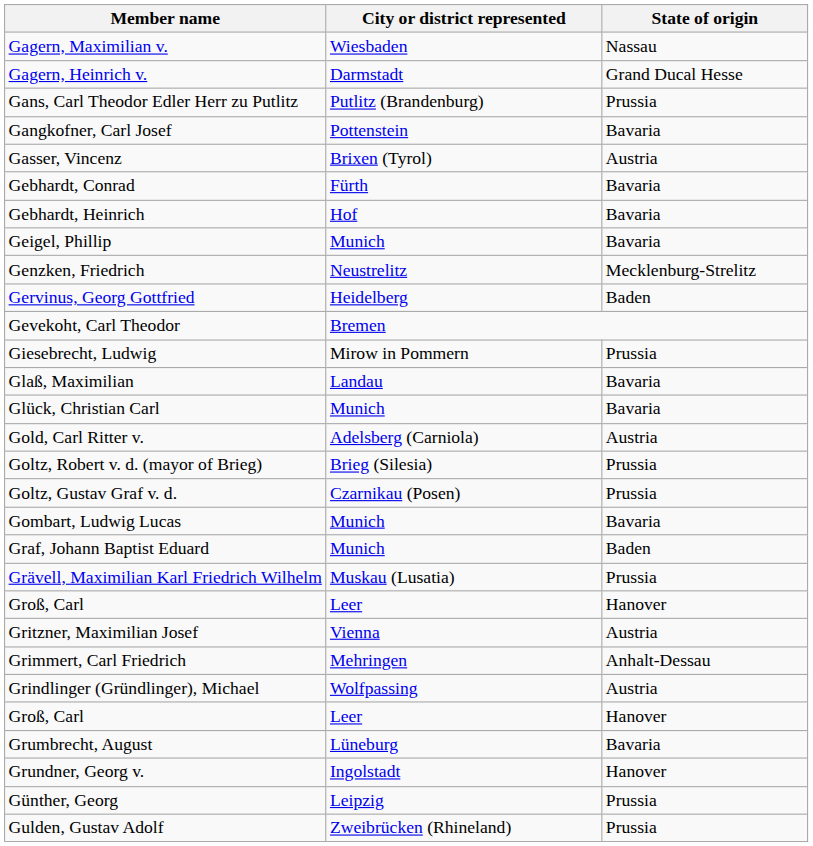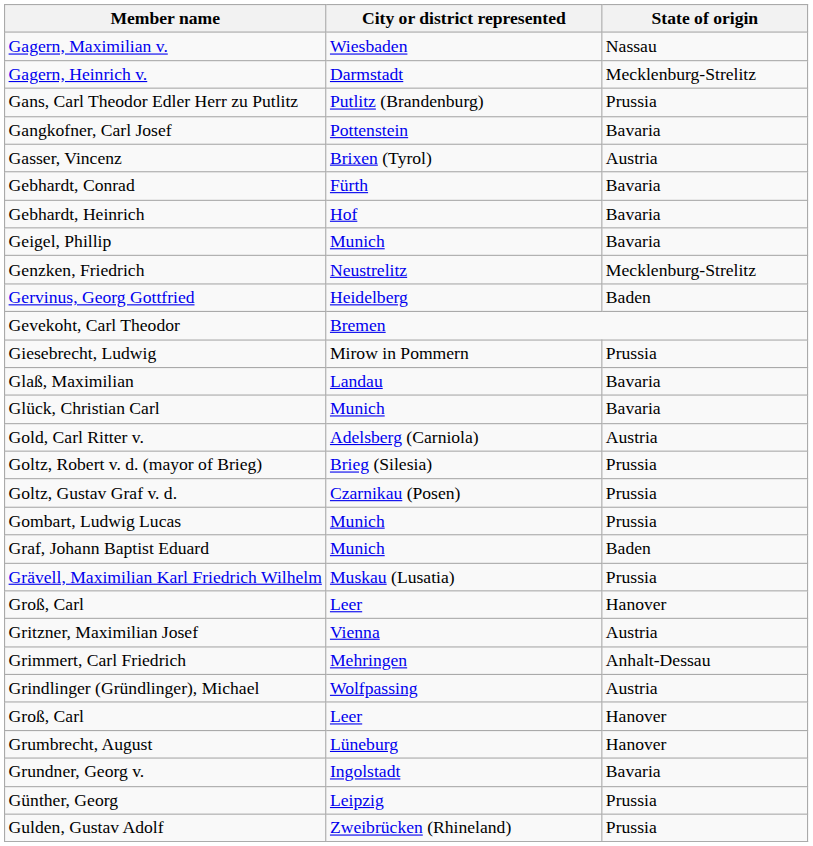(674, 74) Grand Ducal Hesse -> (681, 74) Mecklenburg-Strelitz
(633, 520) Bavaria -> (631, 520) Prussia
(633, 744) Bavaria -> (636, 744) Hanover
(636, 772) Hanover -> (633, 772) Bavaria
